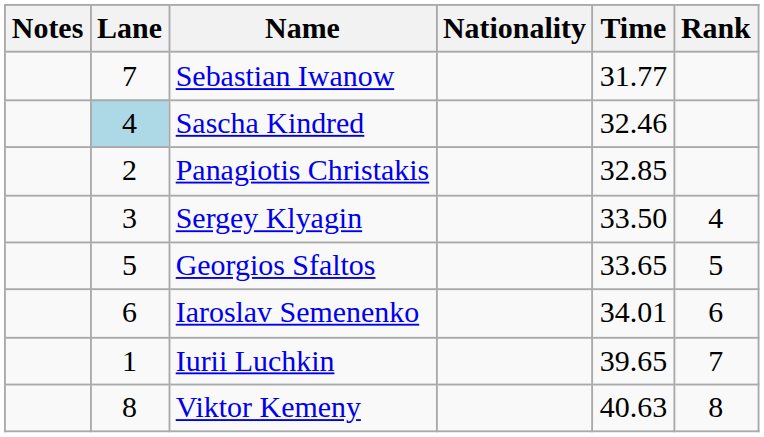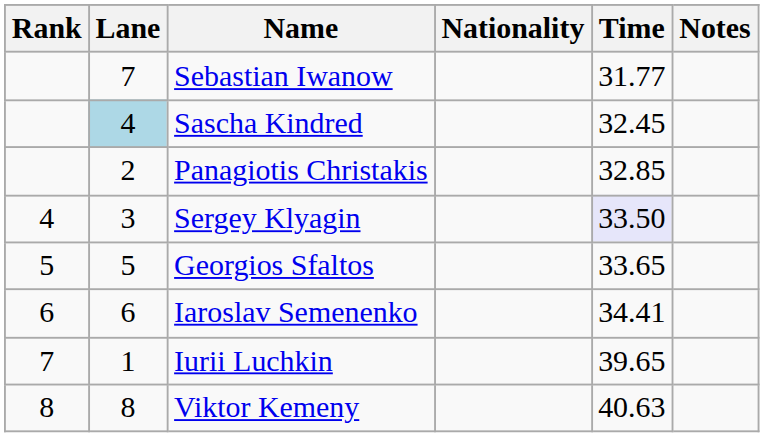columns swapped: (716, 28) <-> (48, 28)
(633, 123) 32.46 -> (632, 123) 32.45
(633, 218) no background -> (632, 218) lavender background
(633, 312) 34.01 -> (632, 312) 34.41
